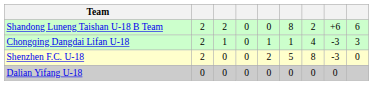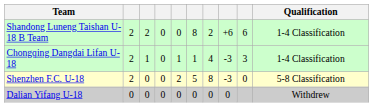+ column: (311, 12)
